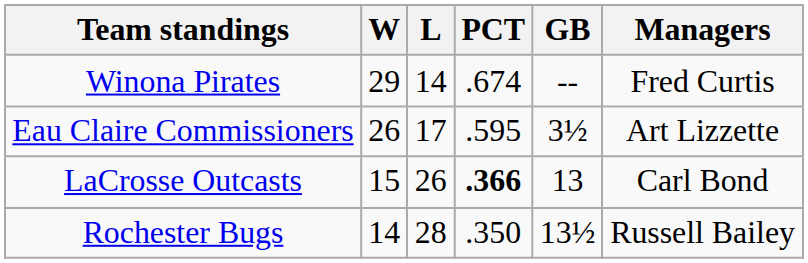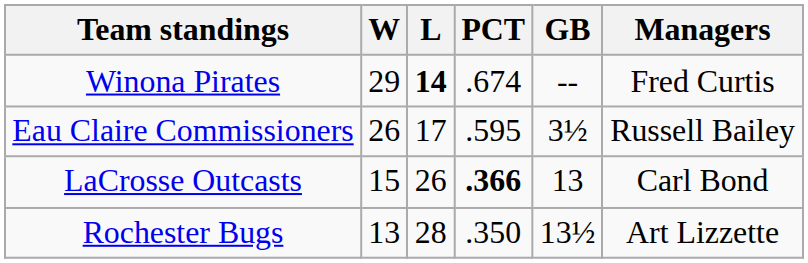(431, 80) normal -> (431, 80) bold
(703, 130) Art Lizzette -> (703, 130) Russell Bailey
(384, 231) 14 -> (384, 231) 13
(703, 231) Russell Bailey -> (703, 231) Art Lizzette
